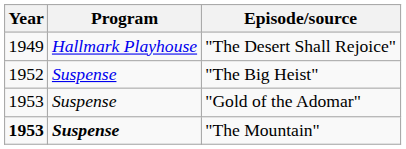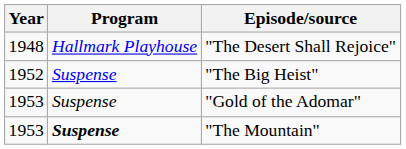(26, 46) 1949 -> (26, 46) 1948
(26, 130) bold -> (26, 130) normal
